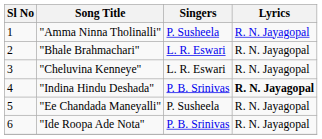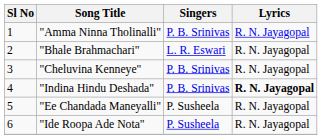(193, 32) P. Susheela -> (198, 32) P. B. Srinivas
(196, 69) L. R. Eswari -> (198, 69) P. B. Srinivas
(198, 124) P. B. Srinivas -> (193, 124) P. Susheela
